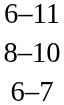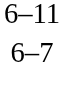- row: (32, 52)
